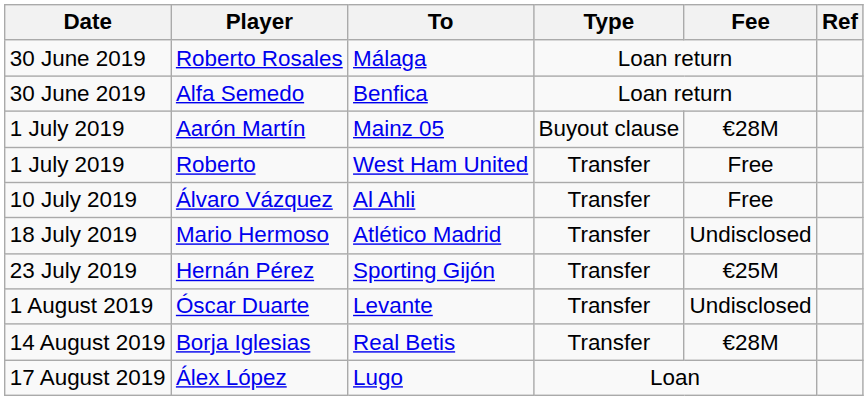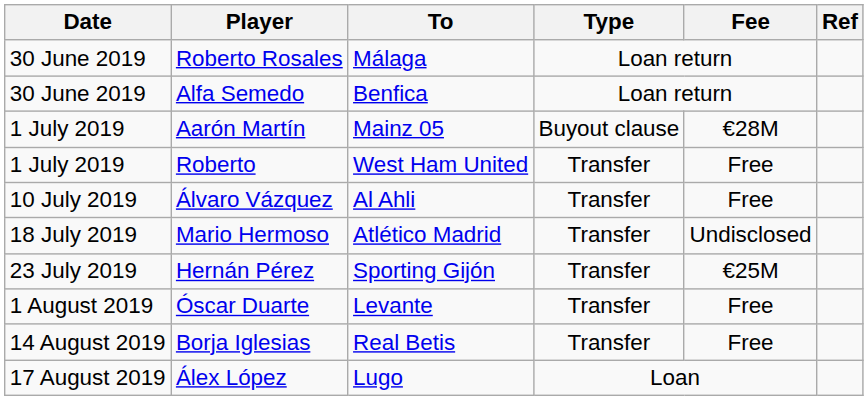(751, 306) Undisclosed -> (751, 306) Free
(751, 341) €28M -> (751, 341) Free
